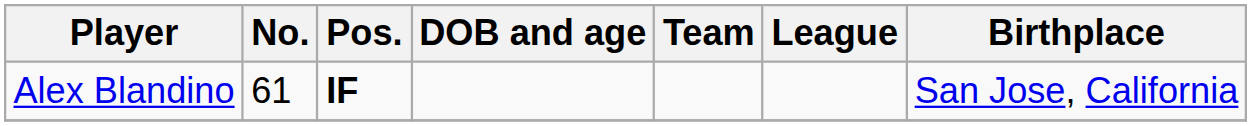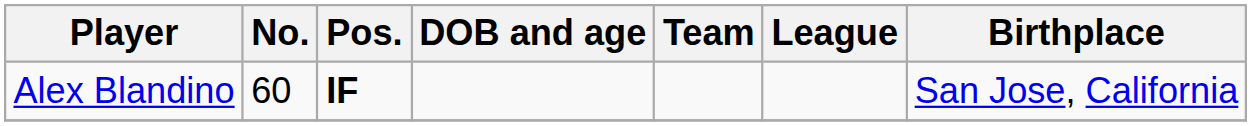(271, 90) 61 -> (271, 90) 60
